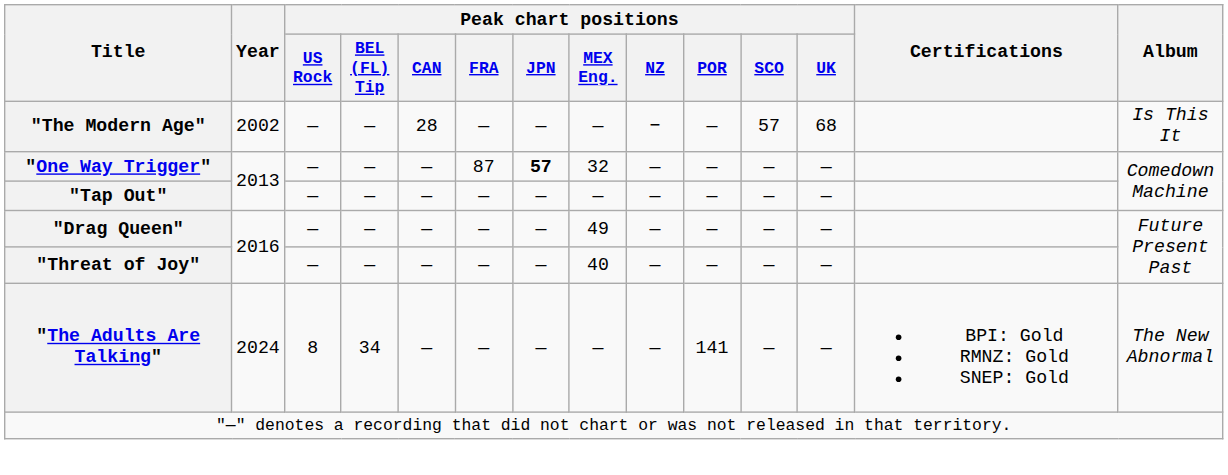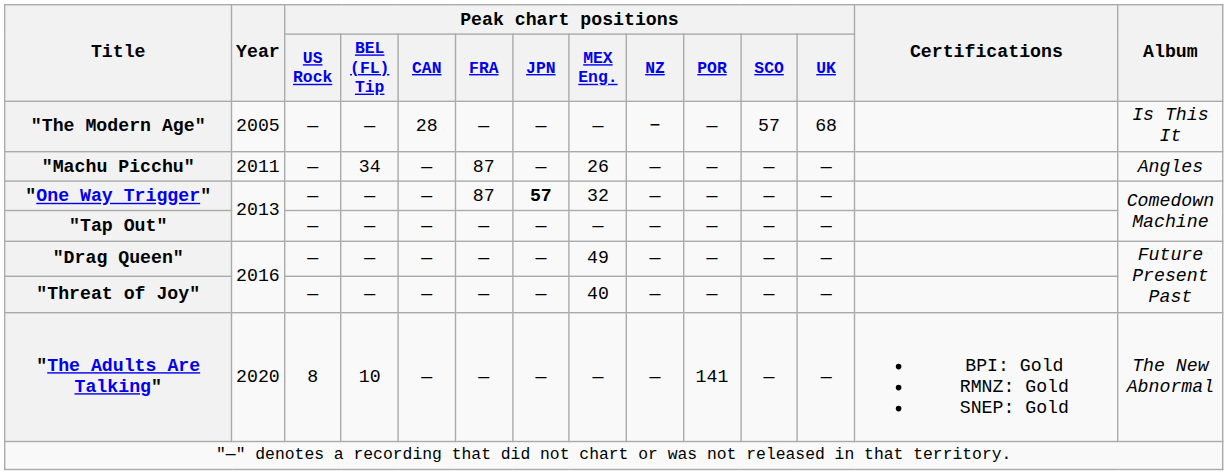(258, 126) 2002 -> (258, 126) 2005
+ row: (118, 167)
(258, 347) 2024 -> (258, 377) 2020
(370, 347) 34 -> (370, 377) 10
